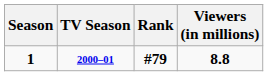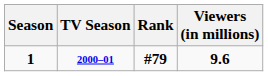(220, 58) 8.8 -> (220, 58) 9.6
